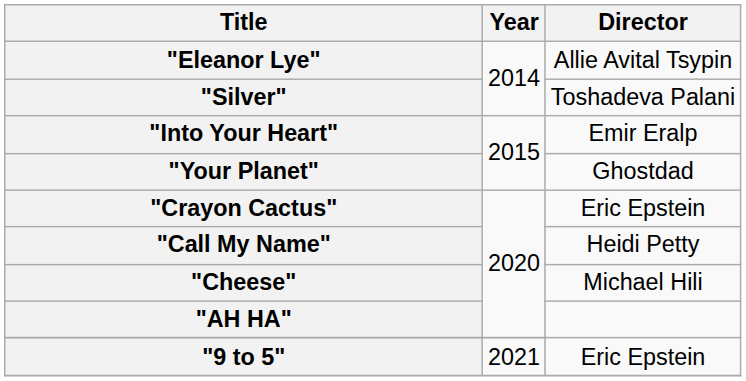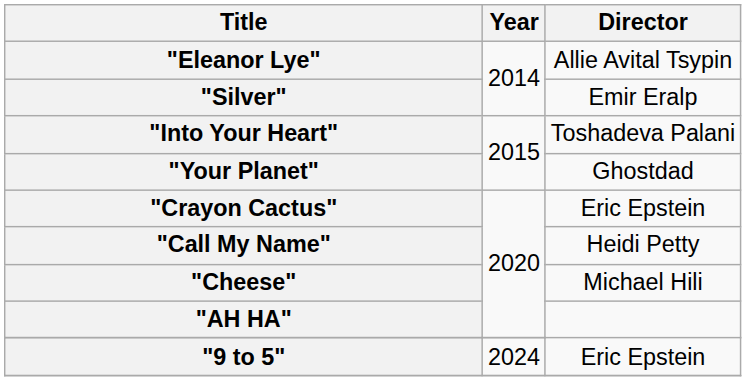(643, 97) Toshadeva Palani -> (643, 97) Emir Eralp
(643, 134) Emir Eralp -> (643, 134) Toshadeva Palani
(514, 356) 2021 -> (514, 356) 2024
